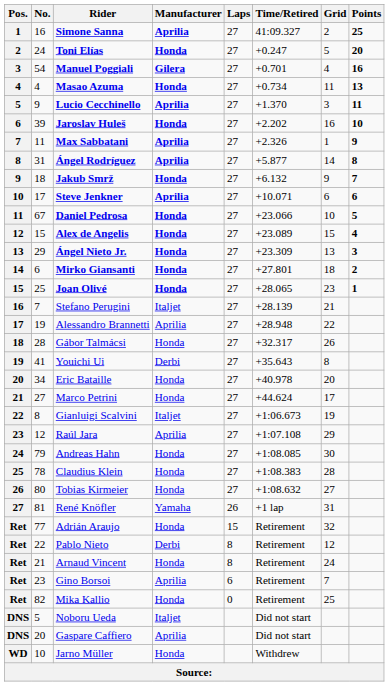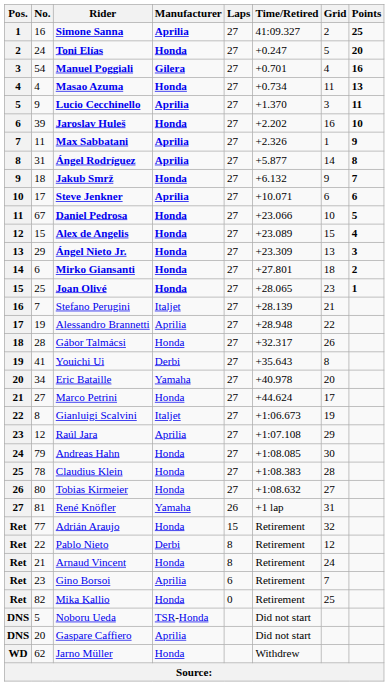(170, 379) Honda -> (173, 379) Yamaha
(168, 617) Italjet -> (182, 617) TSR-Honda
(40, 654) 10 -> (40, 654) 62
